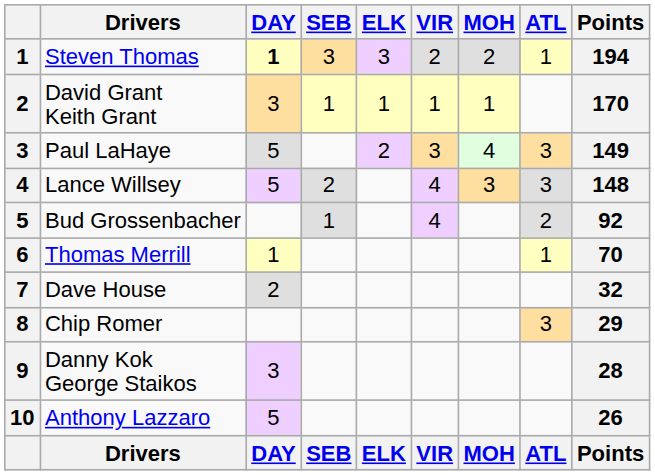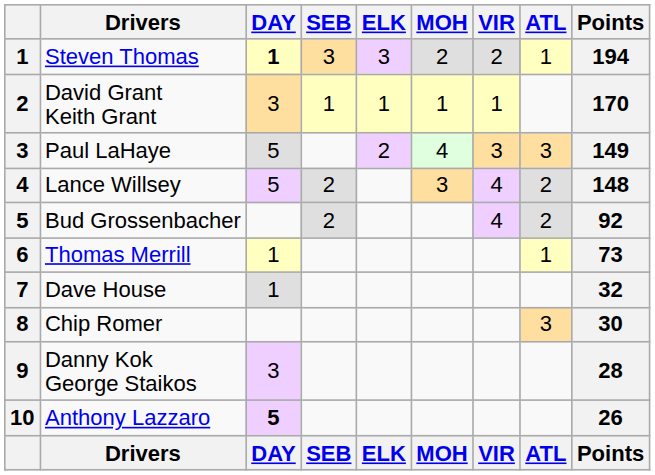columns swapped: (435, 22) <-> (489, 22)
(546, 185) 3 -> (546, 185) 2
(329, 220) 1 -> (329, 220) 2
(611, 254) 70 -> (611, 254) 73
(273, 289) 2 -> (273, 289) 1
(611, 324) 29 -> (611, 324) 30
(273, 418) normal -> (273, 418) bold
